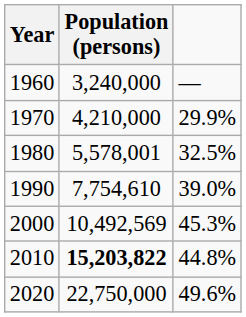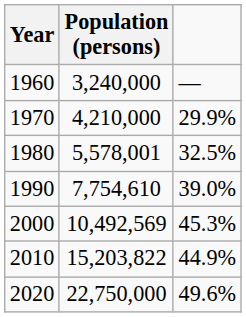(116, 258) bold -> (116, 258) normal
(207, 258) 44.8% -> (207, 258) 44.9%
